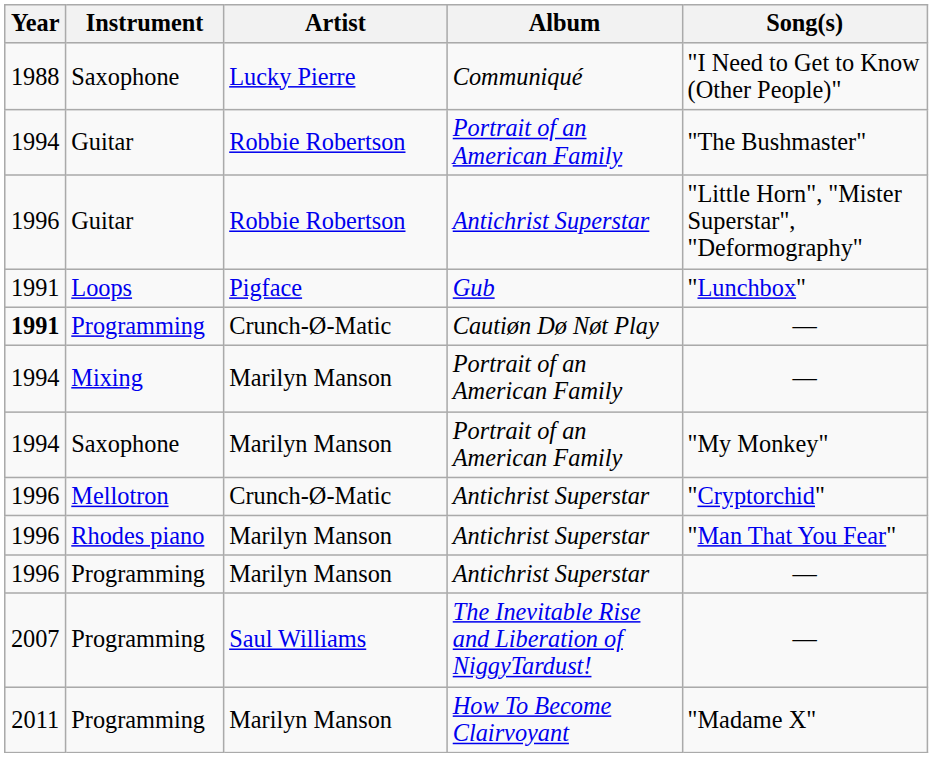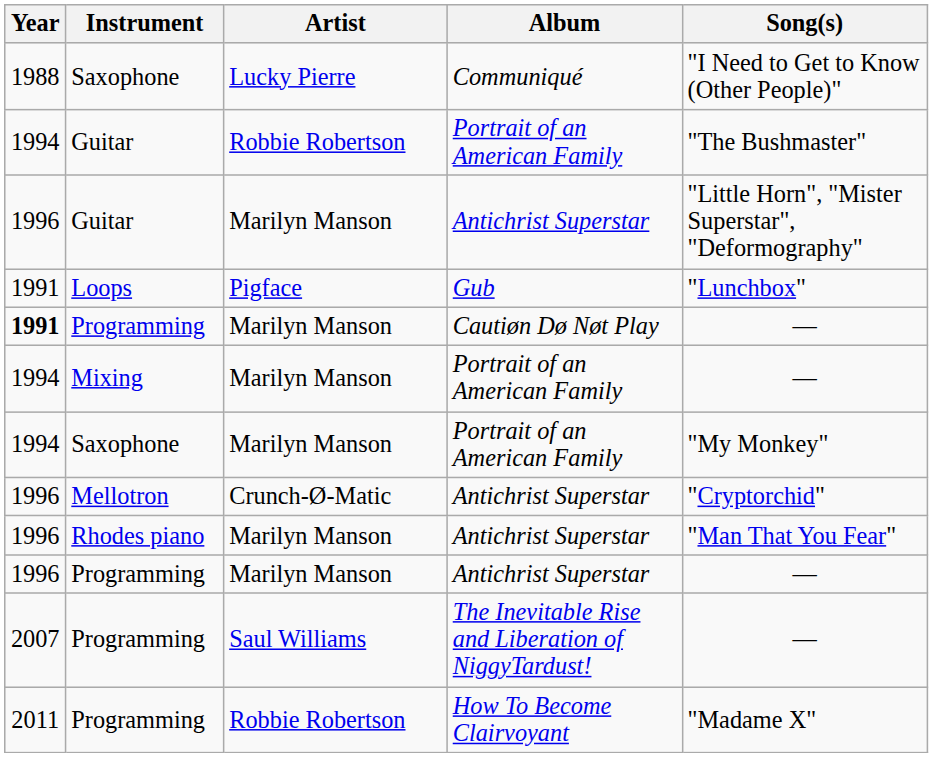(317, 221) Robbie Robertson -> (311, 221) Marilyn Manson
(310, 326) Crunch-Ø-Matic -> (311, 326) Marilyn Manson
(311, 719) Marilyn Manson -> (317, 719) Robbie Robertson
